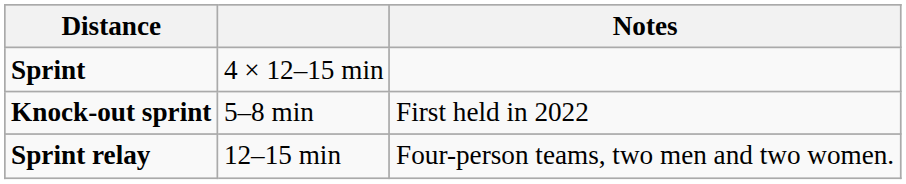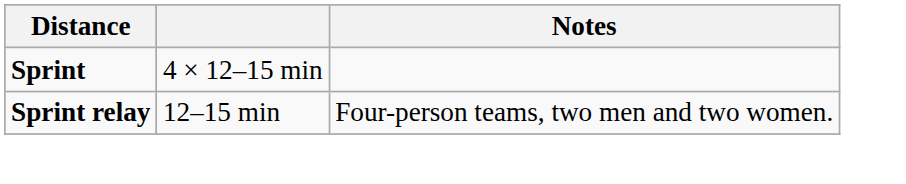- row: (111, 112)
